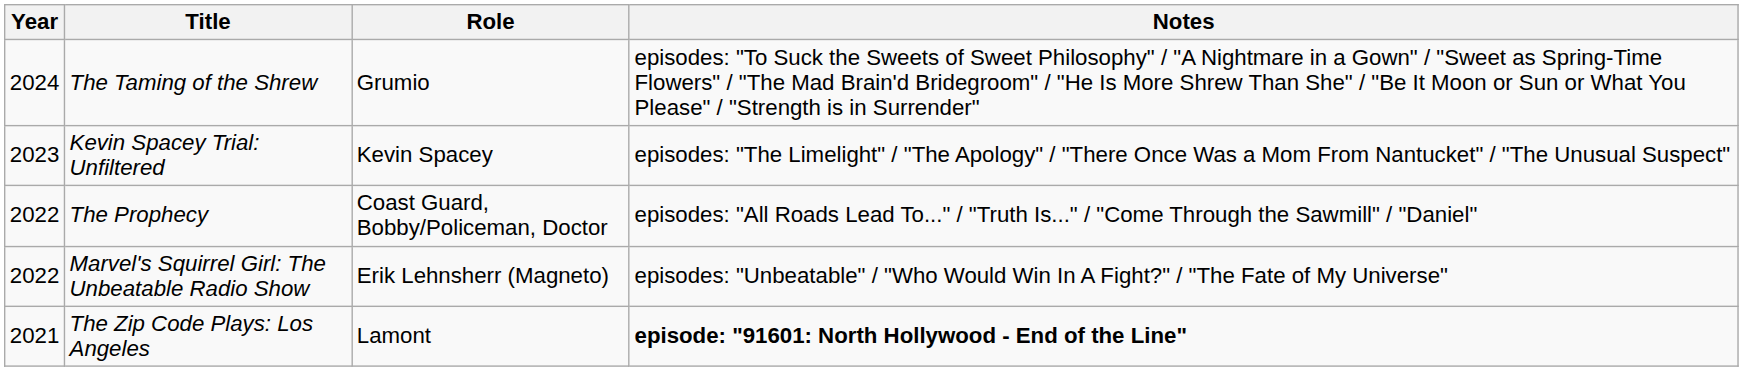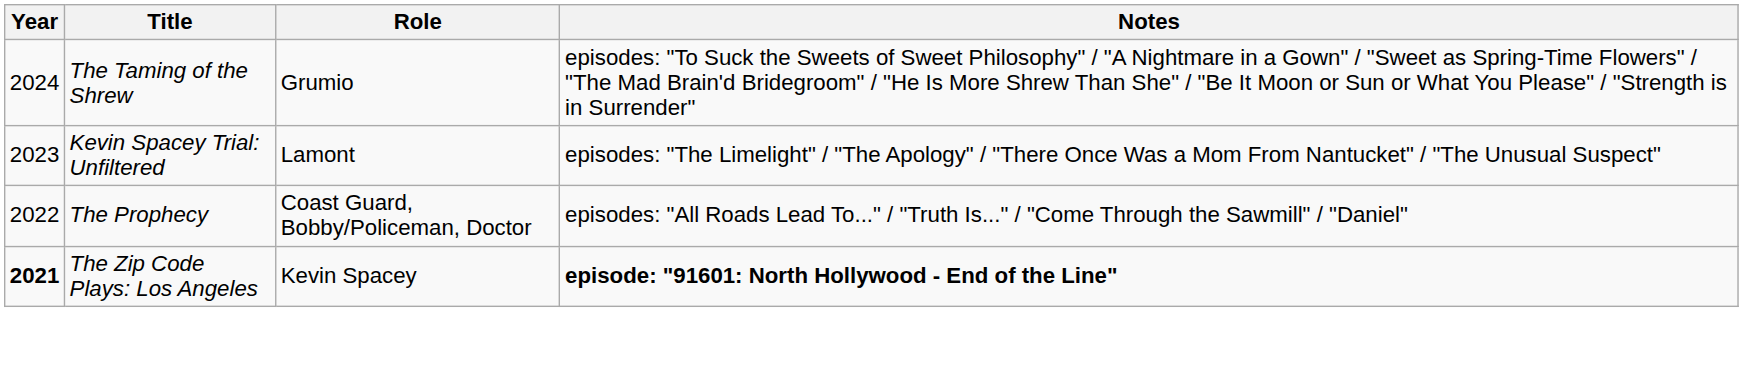(425, 155) Kevin Spacey -> (318, 155) Lamont
- row: (198, 275)
(35, 336) normal -> (35, 275) bold
(394, 336) Lamont -> (349, 275) Kevin Spacey
